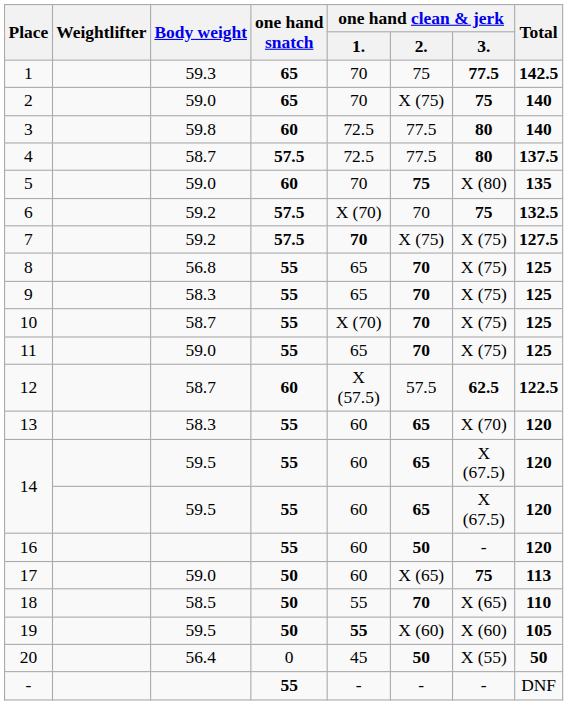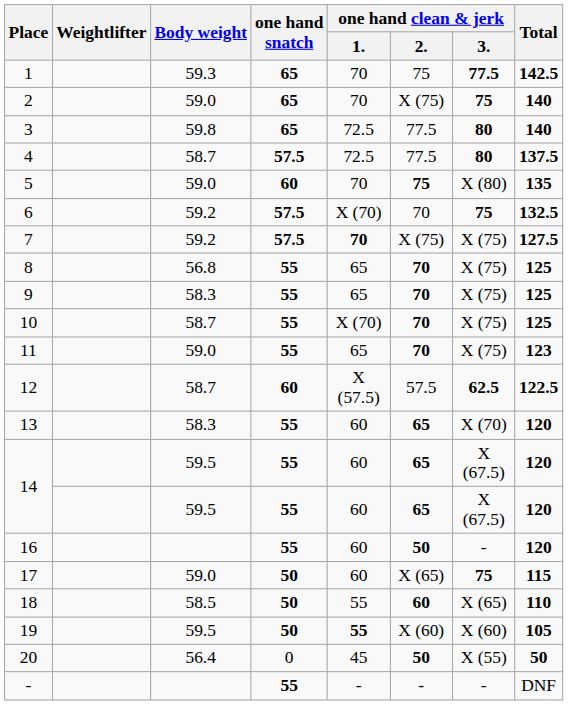(289, 128) 60 -> (289, 128) 65
(539, 350) 125 -> (539, 350) 123
(539, 575) 113 -> (539, 575) 115
(421, 602) 70 -> (421, 602) 60
